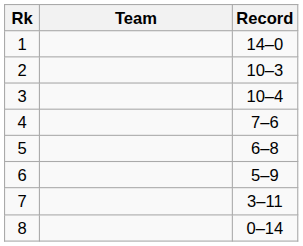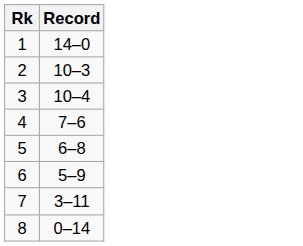- column: (136, 18)
